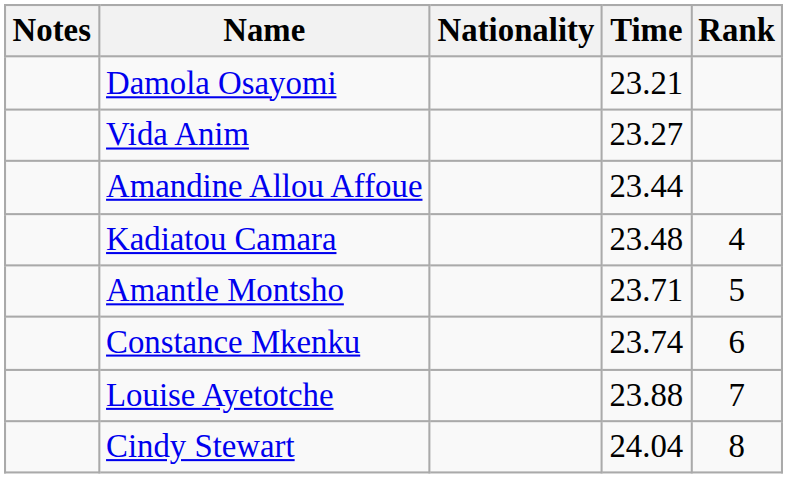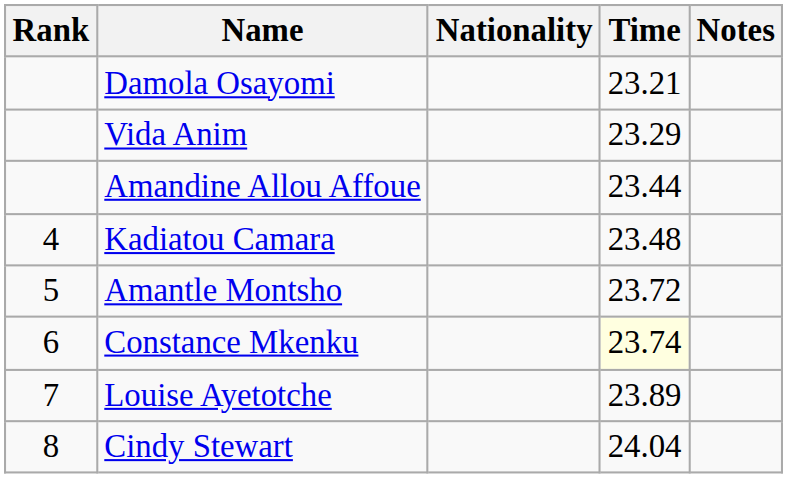columns swapped: (737, 30) <-> (52, 30)
(646, 134) 23.27 -> (645, 134) 23.29
(646, 290) 23.71 -> (645, 290) 23.72
(646, 342) no background -> (645, 342) lightyellow background
(646, 394) 23.88 -> (645, 394) 23.89
